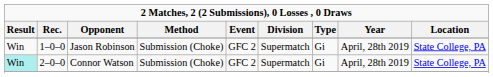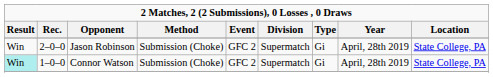(52, 46) 1–0–0 -> (52, 46) 2–0–0
(52, 63) 2–0–0 -> (52, 63) 1–0–0
